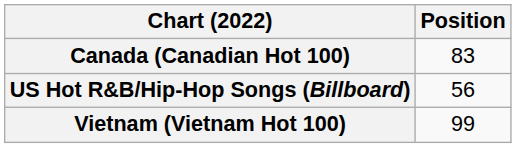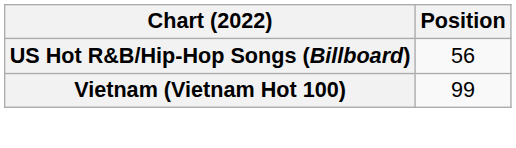- row: (210, 55)
